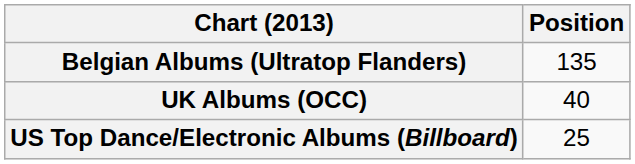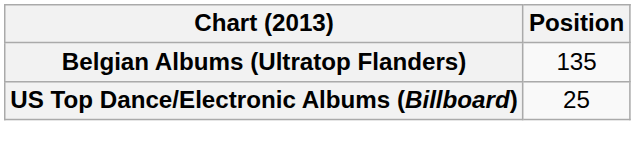- row: (264, 100)
